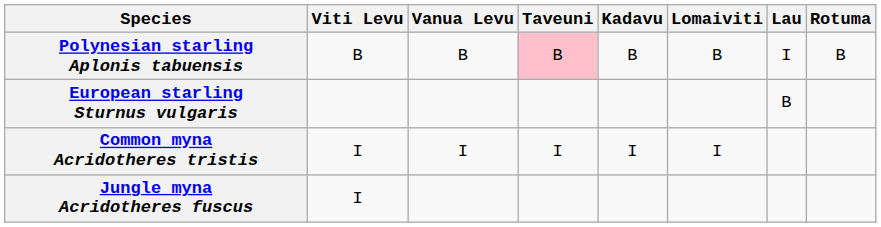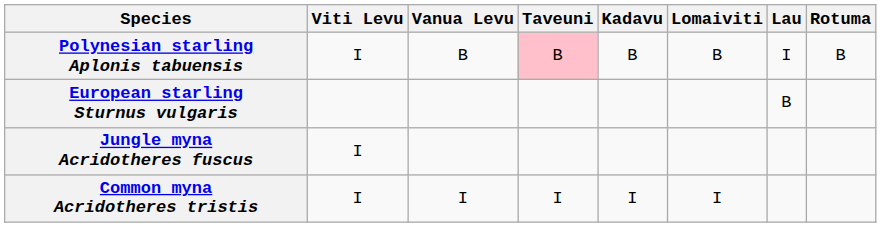(358, 56) B -> (358, 56) I
rows swapped: (156, 151) <-> (156, 198)
